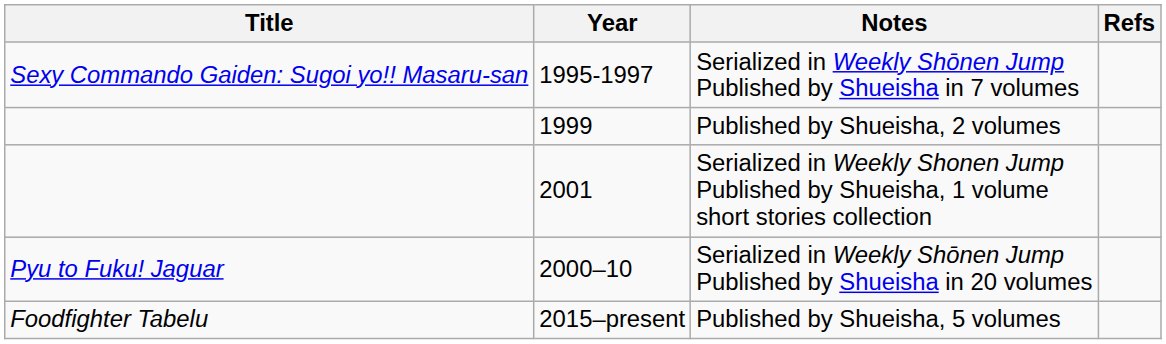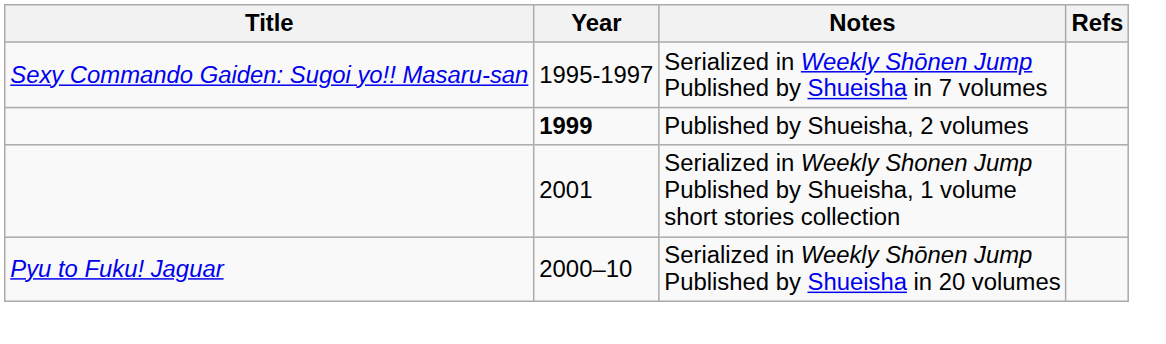(566, 125) normal -> (566, 125) bold
- row: (878, 319)
